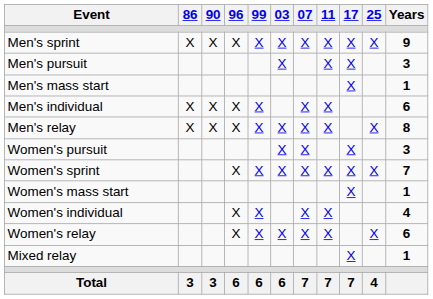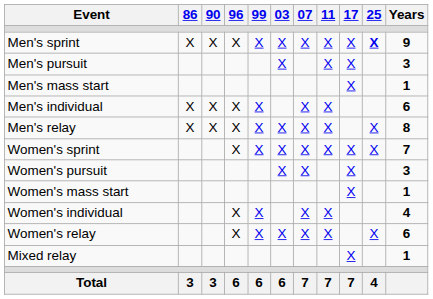(374, 42) normal -> (374, 42) bold
rows swapped: (53, 170) <-> (57, 149)
